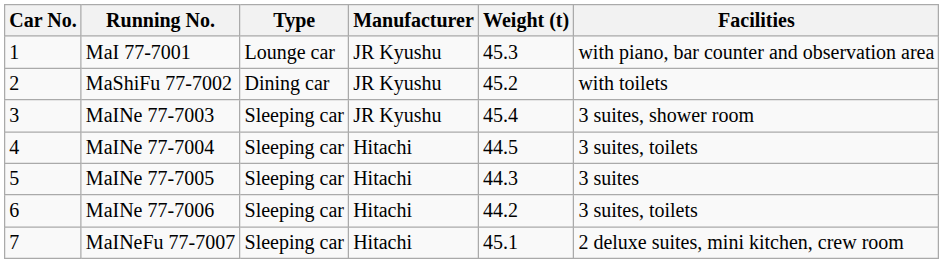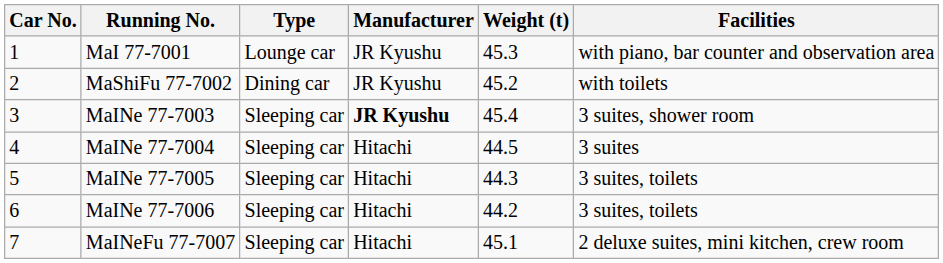(397, 115) normal -> (401, 115) bold
(638, 147) 3 suites, toilets -> (609, 147) 3 suites
(609, 178) 3 suites -> (638, 178) 3 suites, toilets
